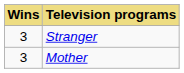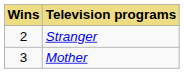(24, 36) 3 -> (24, 36) 2
